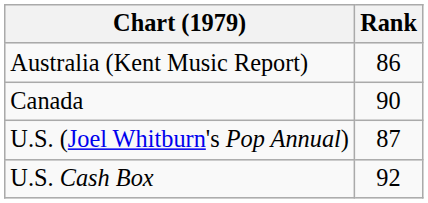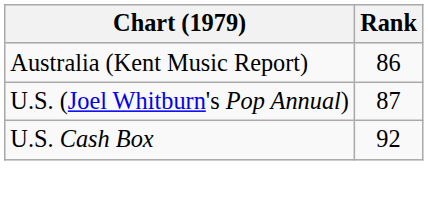- row: (47, 100)
